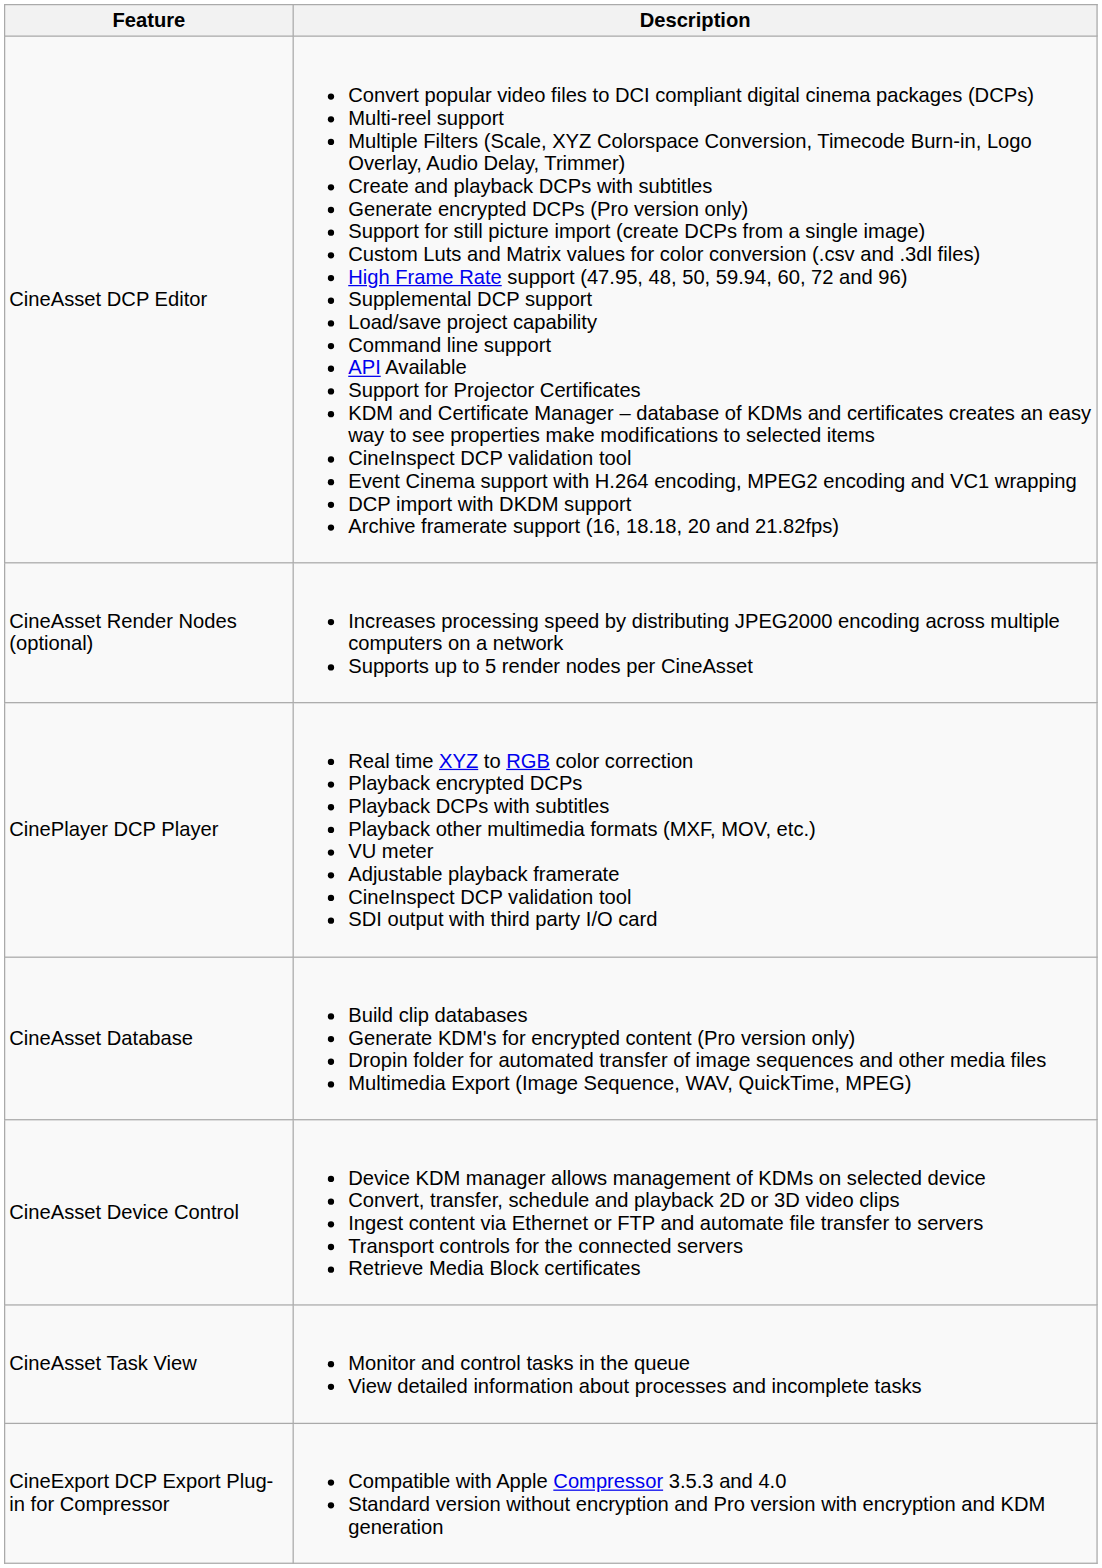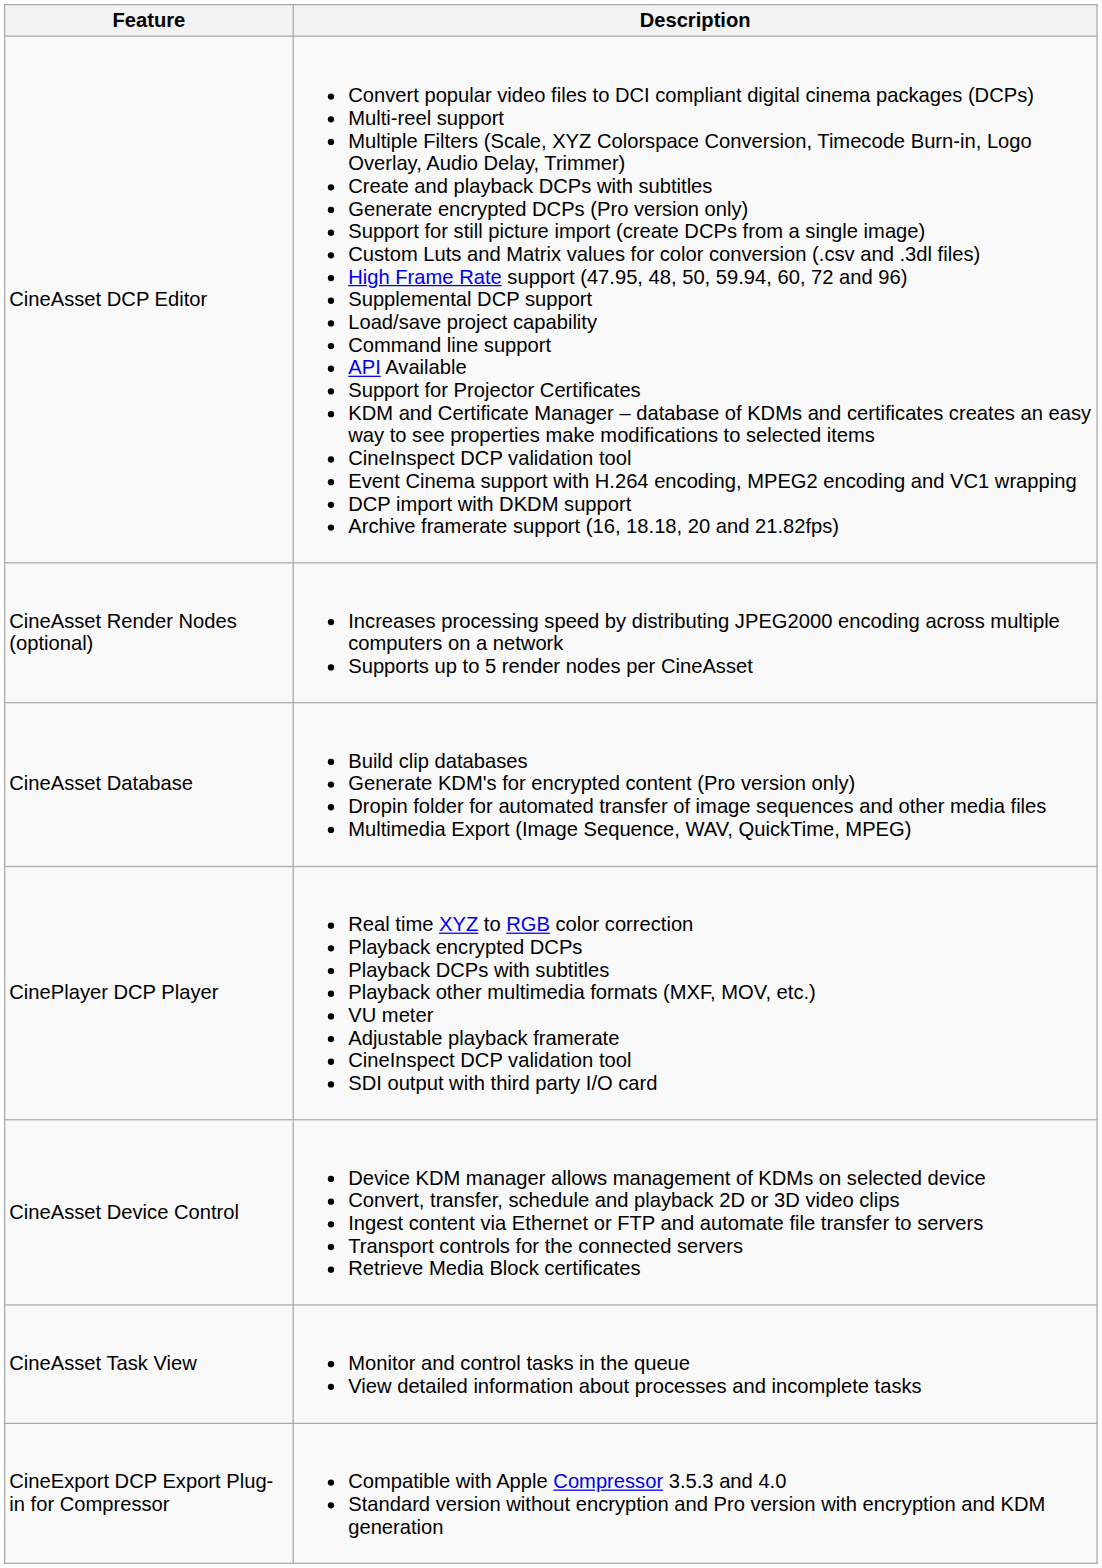rows swapped: (101, 1037) <-> (114, 829)
